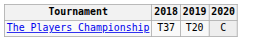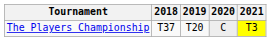+ column: (252, 13)
